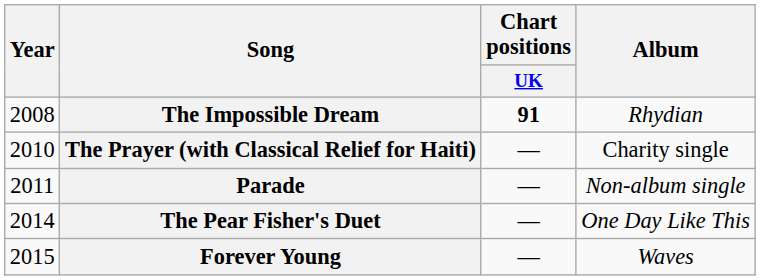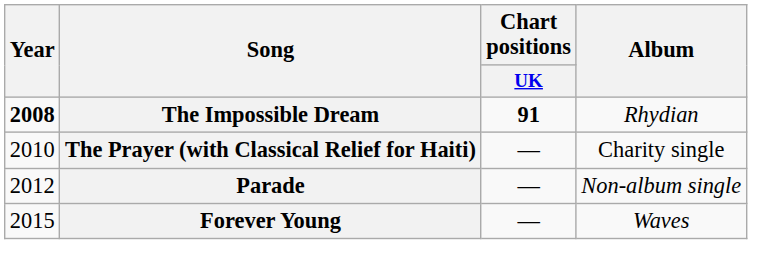(32, 114) normal -> (32, 114) bold
(32, 185) 2011 -> (32, 185) 2012
- row: (270, 220)
